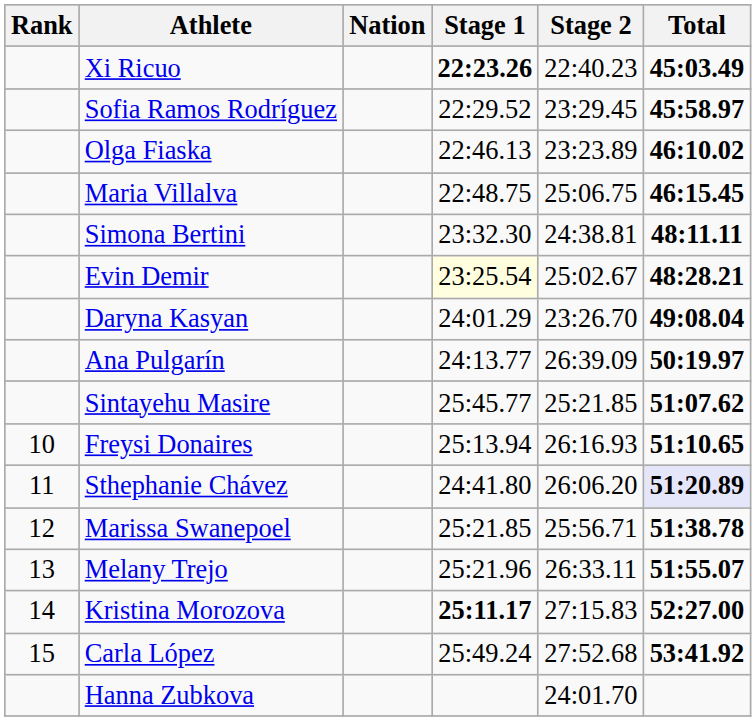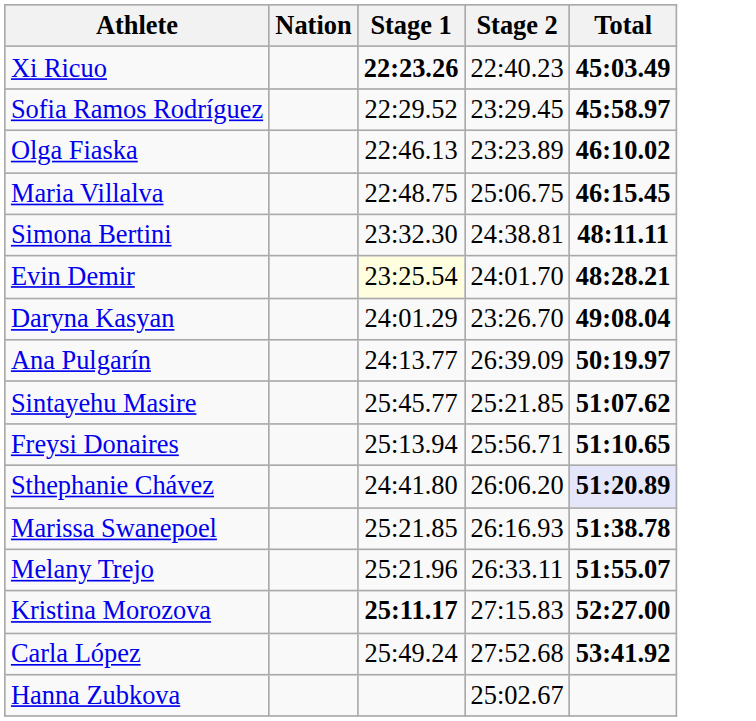- column: (42, 25)
(591, 276) 25:02.67 -> (517, 276) 24:01.70
(591, 444) 26:16.93 -> (517, 444) 25:56.71
(591, 527) 25:56.71 -> (517, 527) 26:16.93
(591, 695) 24:01.70 -> (517, 695) 25:02.67
